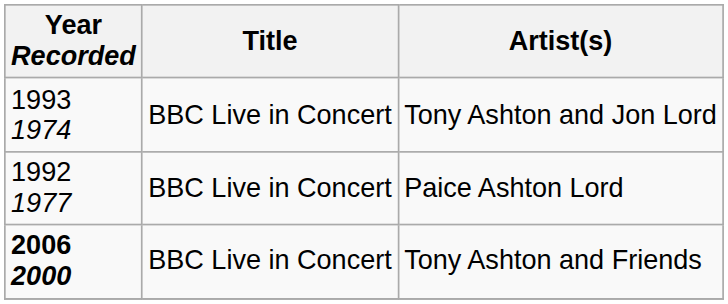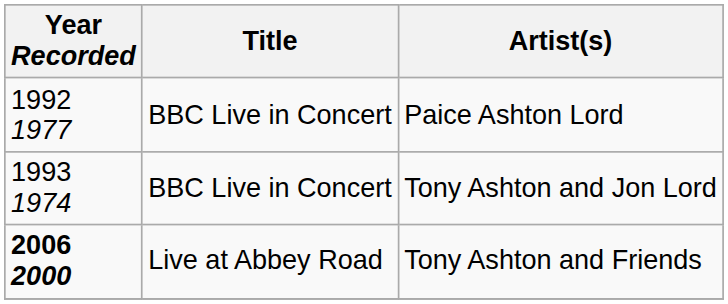rows swapped: (514, 187) <-> (561, 114)
(270, 261) BBC Live in Concert -> (266, 261) Live at Abbey Road
